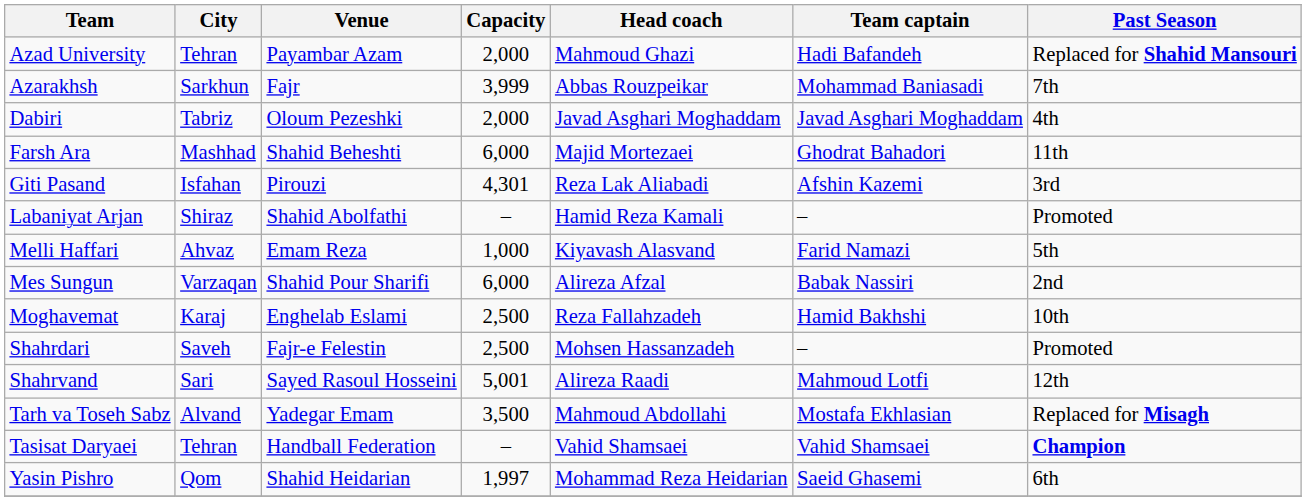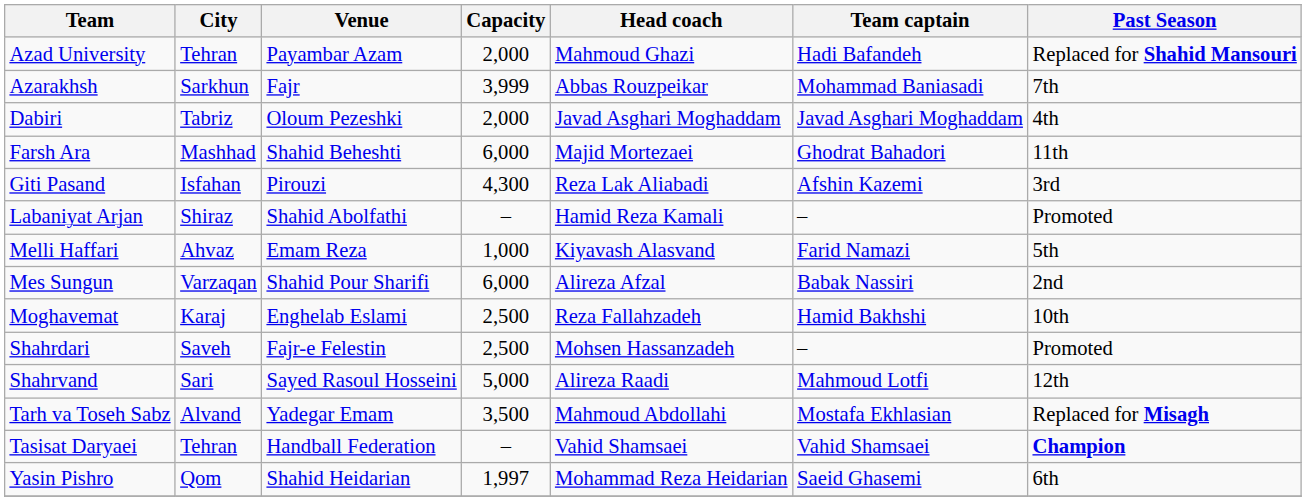(506, 184) 4,301 -> (506, 184) 4,300
(506, 380) 5,001 -> (506, 380) 5,000
